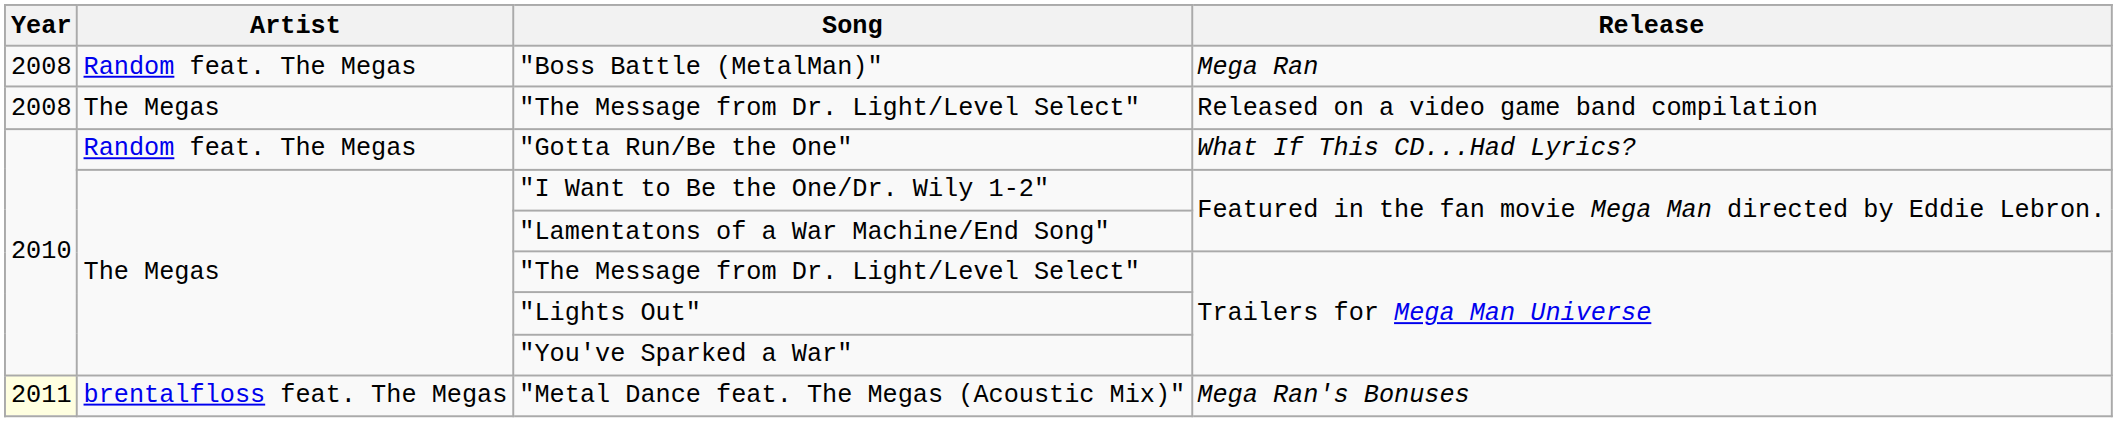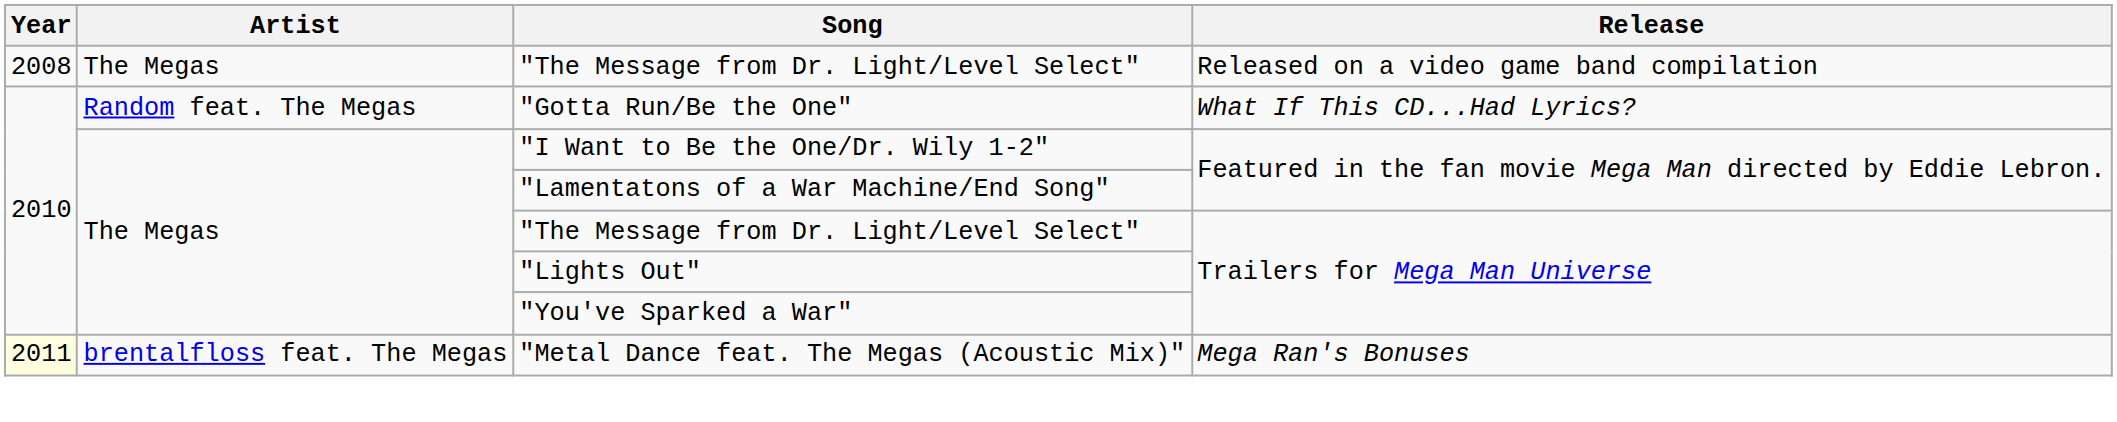- row: (701, 67)
